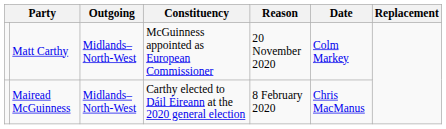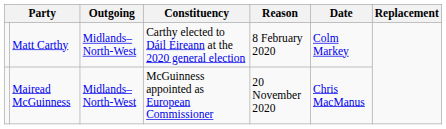(180, 51) McGuinness appointed as European Commissioner -> (196, 44) Carthy elected to Dáil Éireann at the 2020 general election
(277, 51) 20 November 2020 -> (277, 44) 8 February 2020
(196, 102) Carthy elected to Dáil Éireann at the 2020 general election -> (180, 95) McGuinness appointed as European Commissioner
(277, 102) 8 February 2020 -> (277, 95) 20 November 2020
